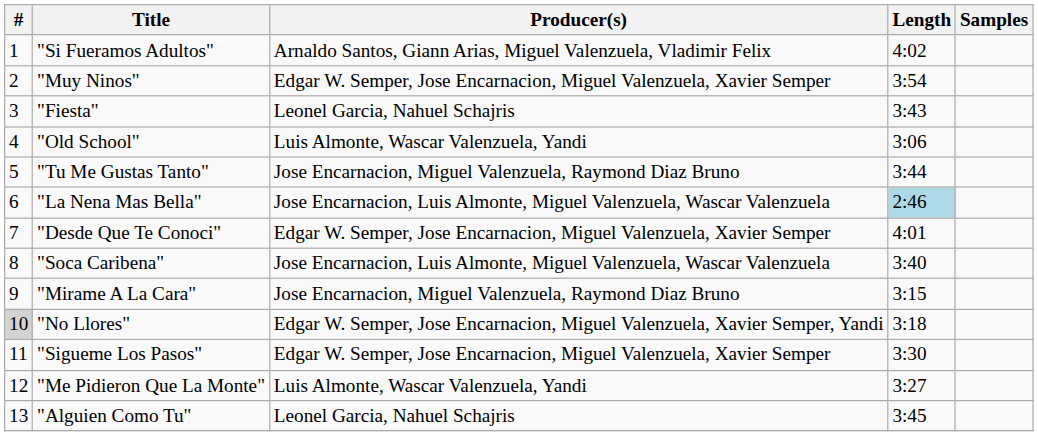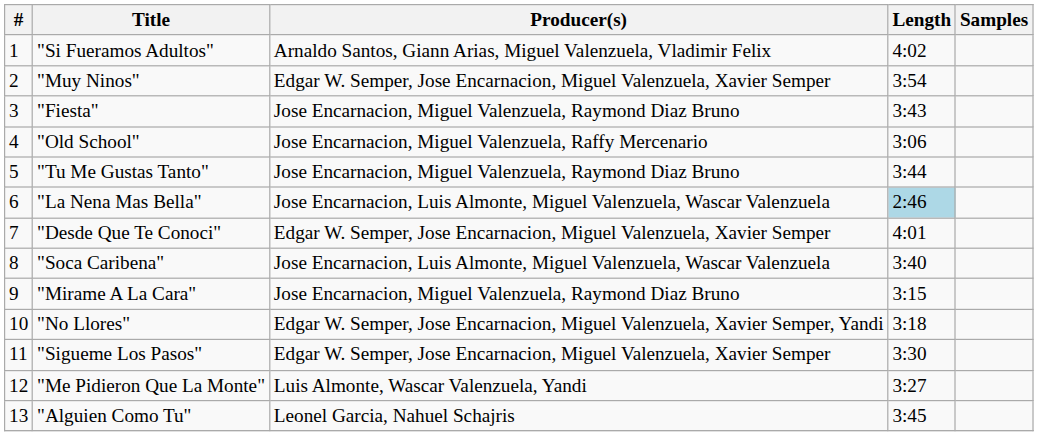(394, 111) Leonel Garcia, Nahuel Schajris -> (507, 111) Jose Encarnacion, Miguel Valenzuela, Raymond Diaz Bruno
(430, 141) Luis Almonte, Wascar Valenzuela, Yandi -> (491, 141) Jose Encarnacion, Miguel Valenzuela, Raffy Mercenario
(19, 324) lightgrey background -> (19, 324) no background
